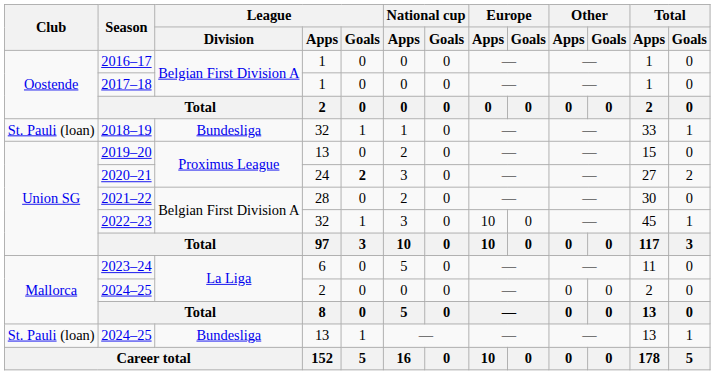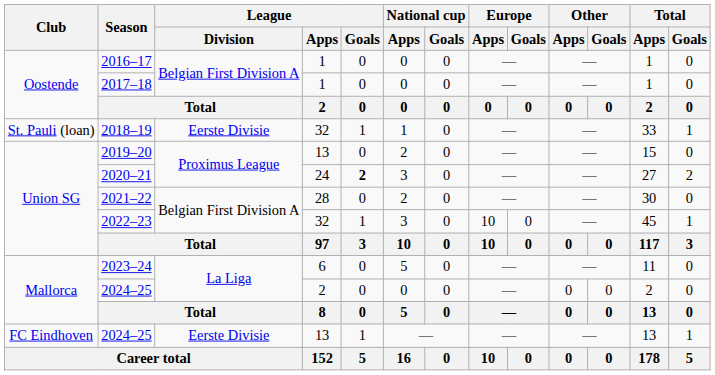(229, 130) Bundesliga -> (229, 130) Eerste Divisie
(51, 335) St. Pauli (loan) -> (51, 335) FC Eindhoven
(229, 335) Bundesliga -> (229, 335) Eerste Divisie
